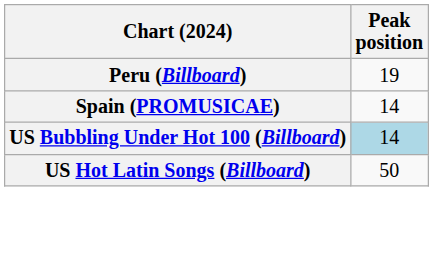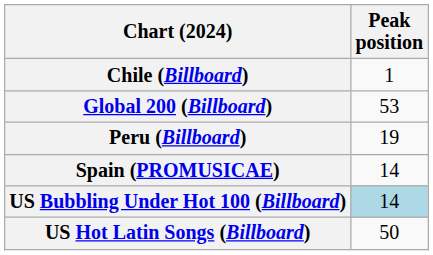+ row: (178, 74)
+ row: (178, 106)
